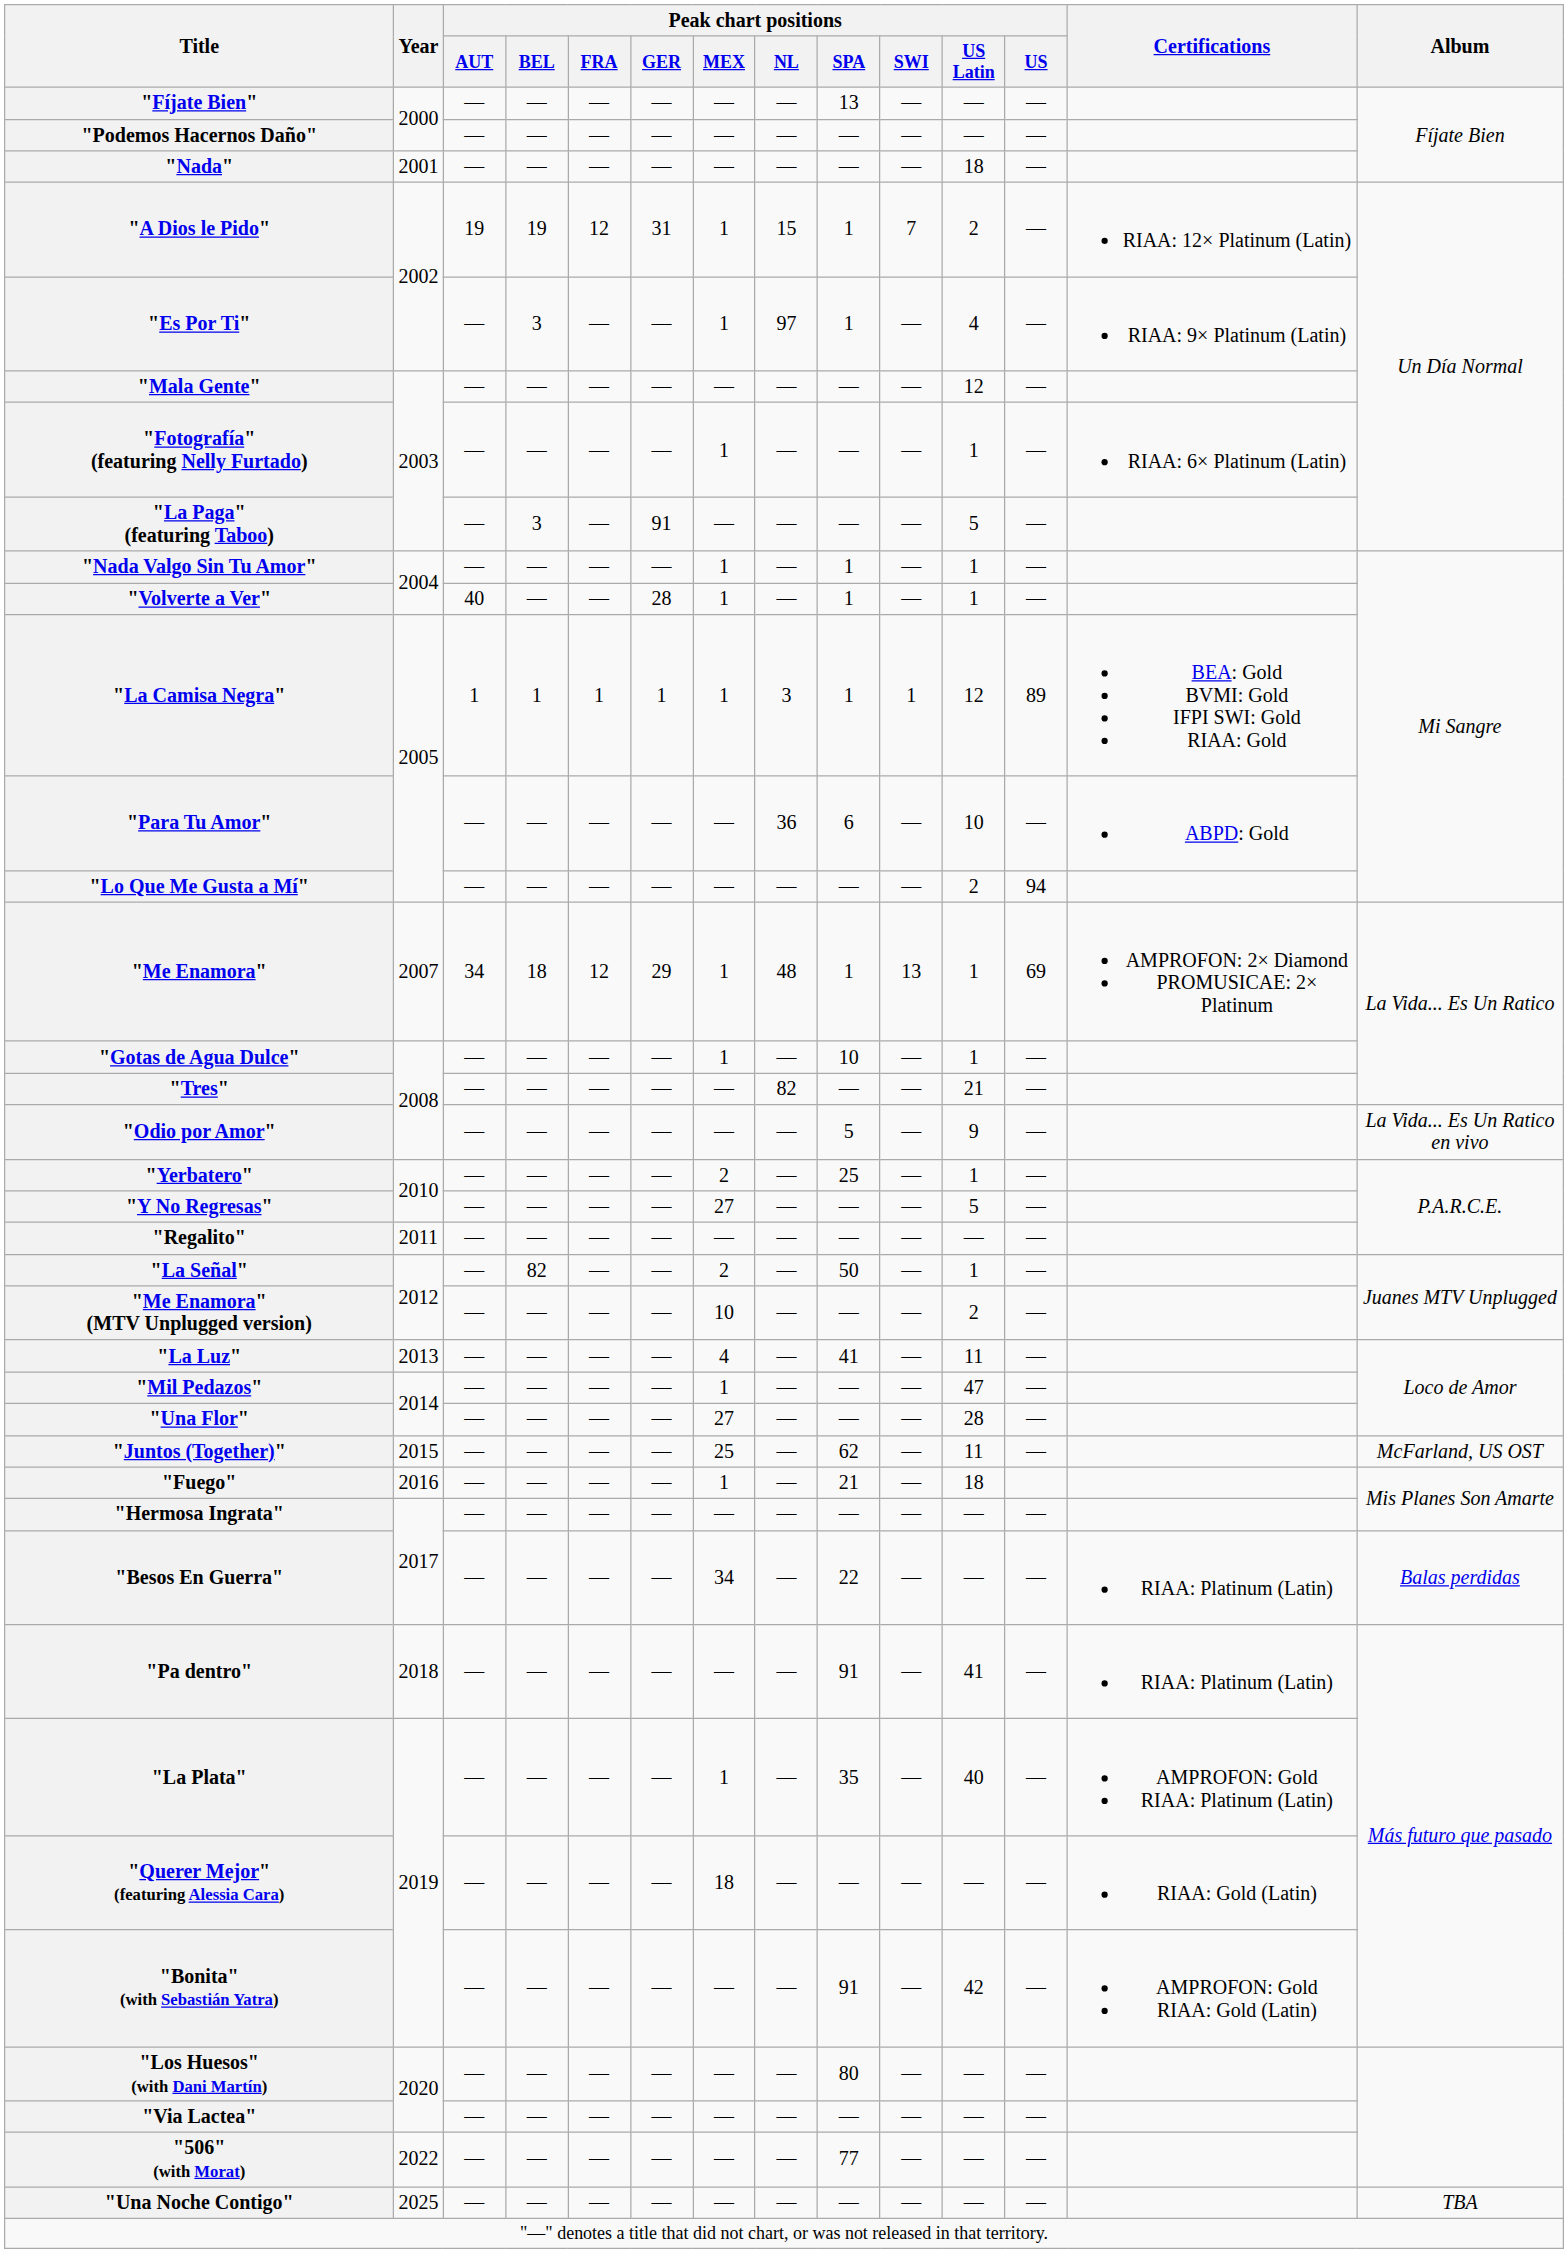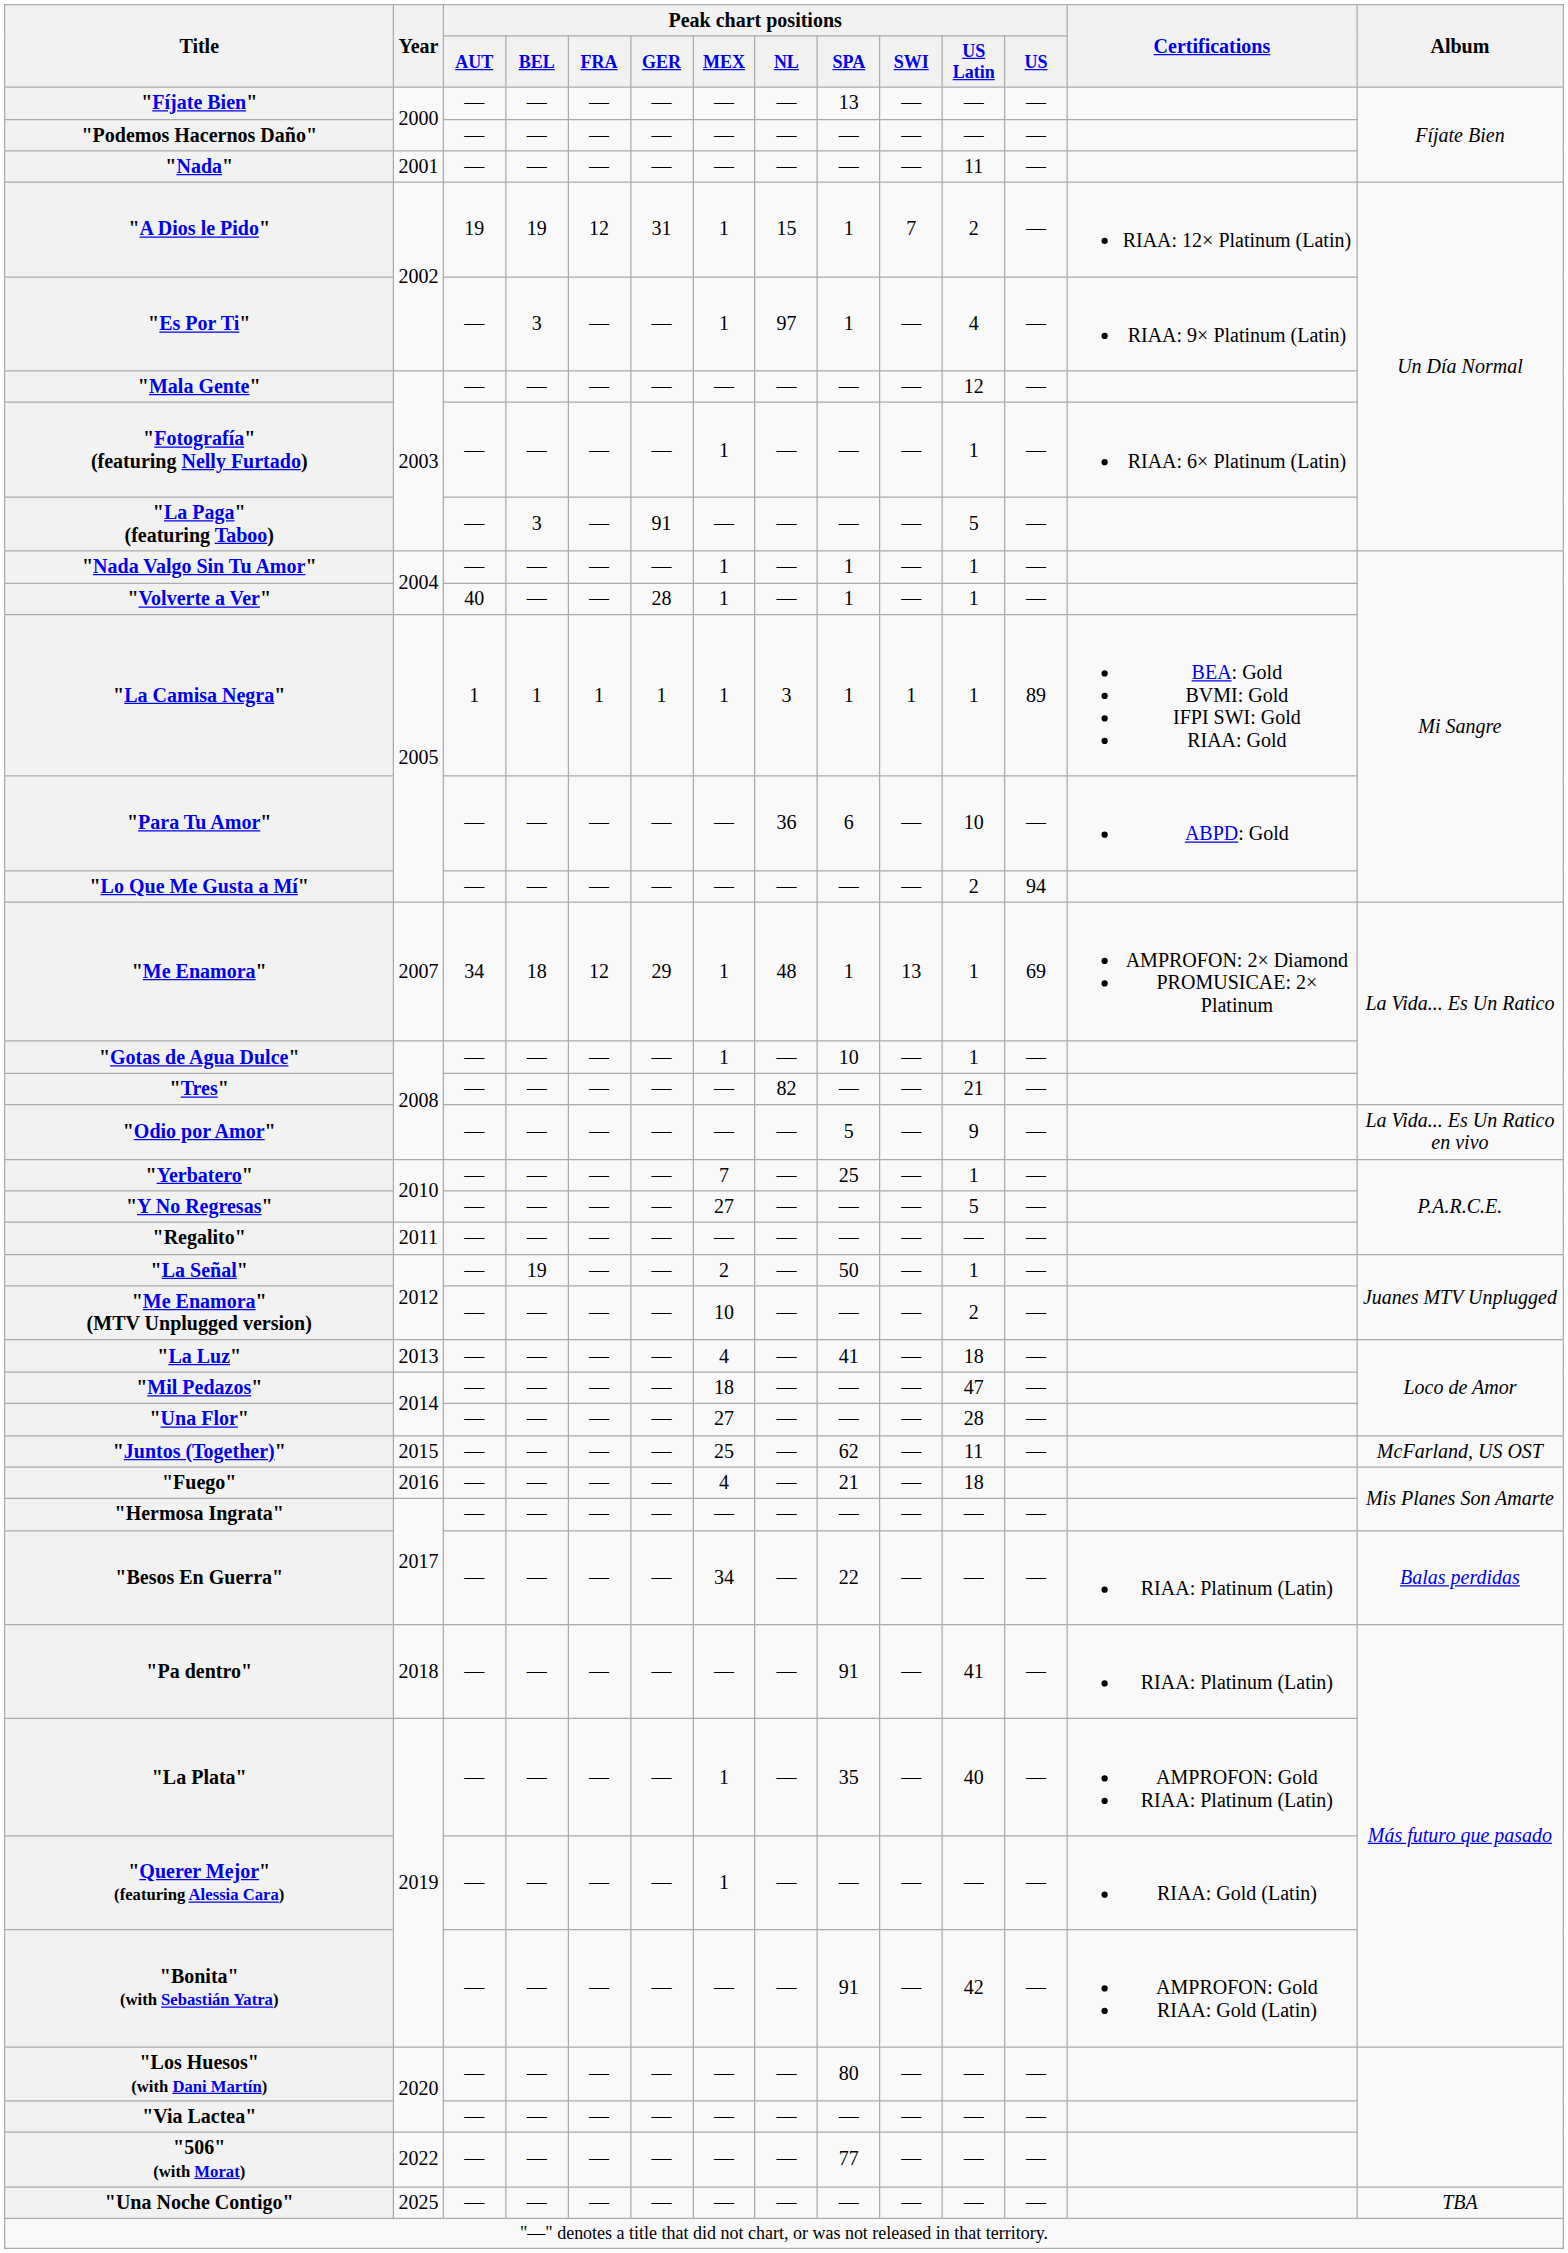(974, 166) 18 -> (974, 166) 11
(974, 695) 12 -> (974, 695) 1
(724, 1174) 2 -> (724, 1174) 7
(537, 1269) 82 -> (537, 1269) 19
(974, 1355) 11 -> (974, 1355) 18
(724, 1387) 1 -> (724, 1387) 18
(724, 1482) 1 -> (724, 1482) 4
(724, 1882) 18 -> (724, 1882) 1
